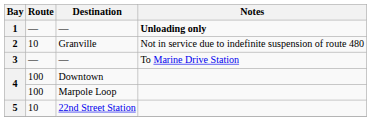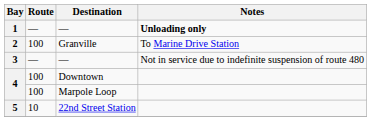(33, 44) 10 -> (36, 44) 100
(252, 44) Not in service due to indefinite suspension of route 480 -> (190, 44) To Marine Drive Station
(190, 60) To Marine Drive Station -> (252, 60) Not in service due to indefinite suspension of route 480
